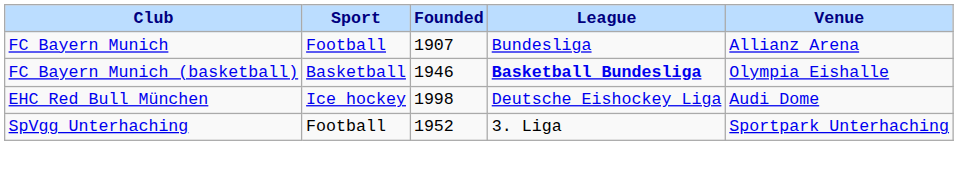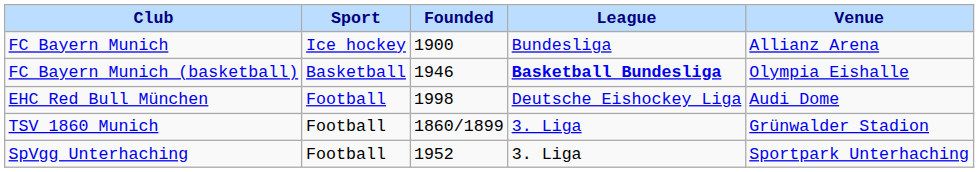(346, 45) Football -> (356, 45) Ice hockey
(434, 45) 1907 -> (434, 45) 1900
(356, 100) Ice hockey -> (346, 100) Football
+ row: (83, 127)
